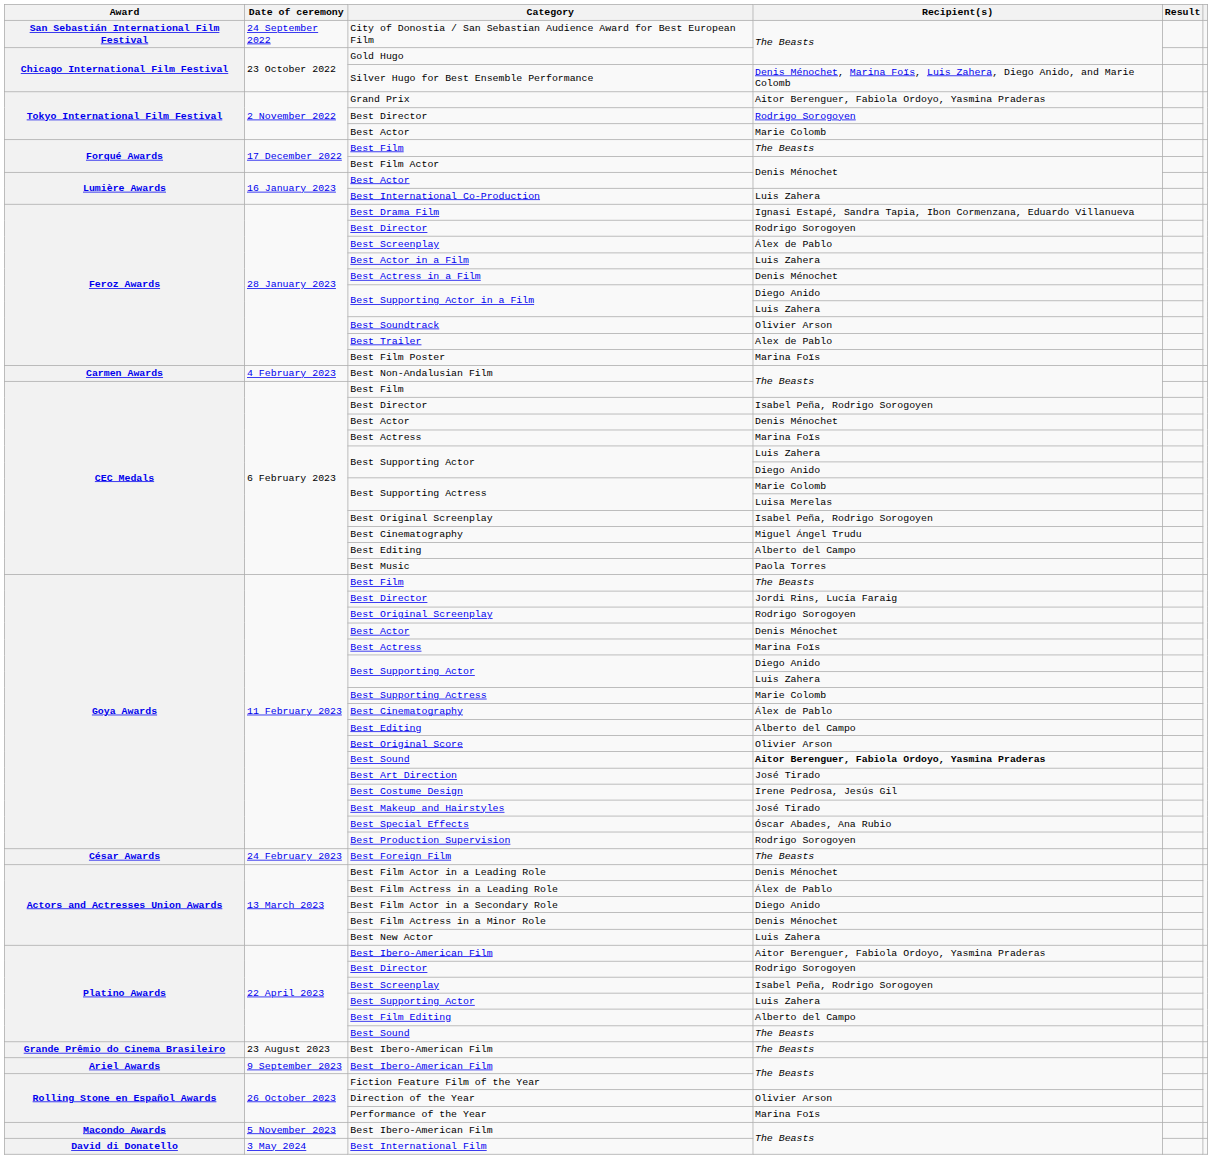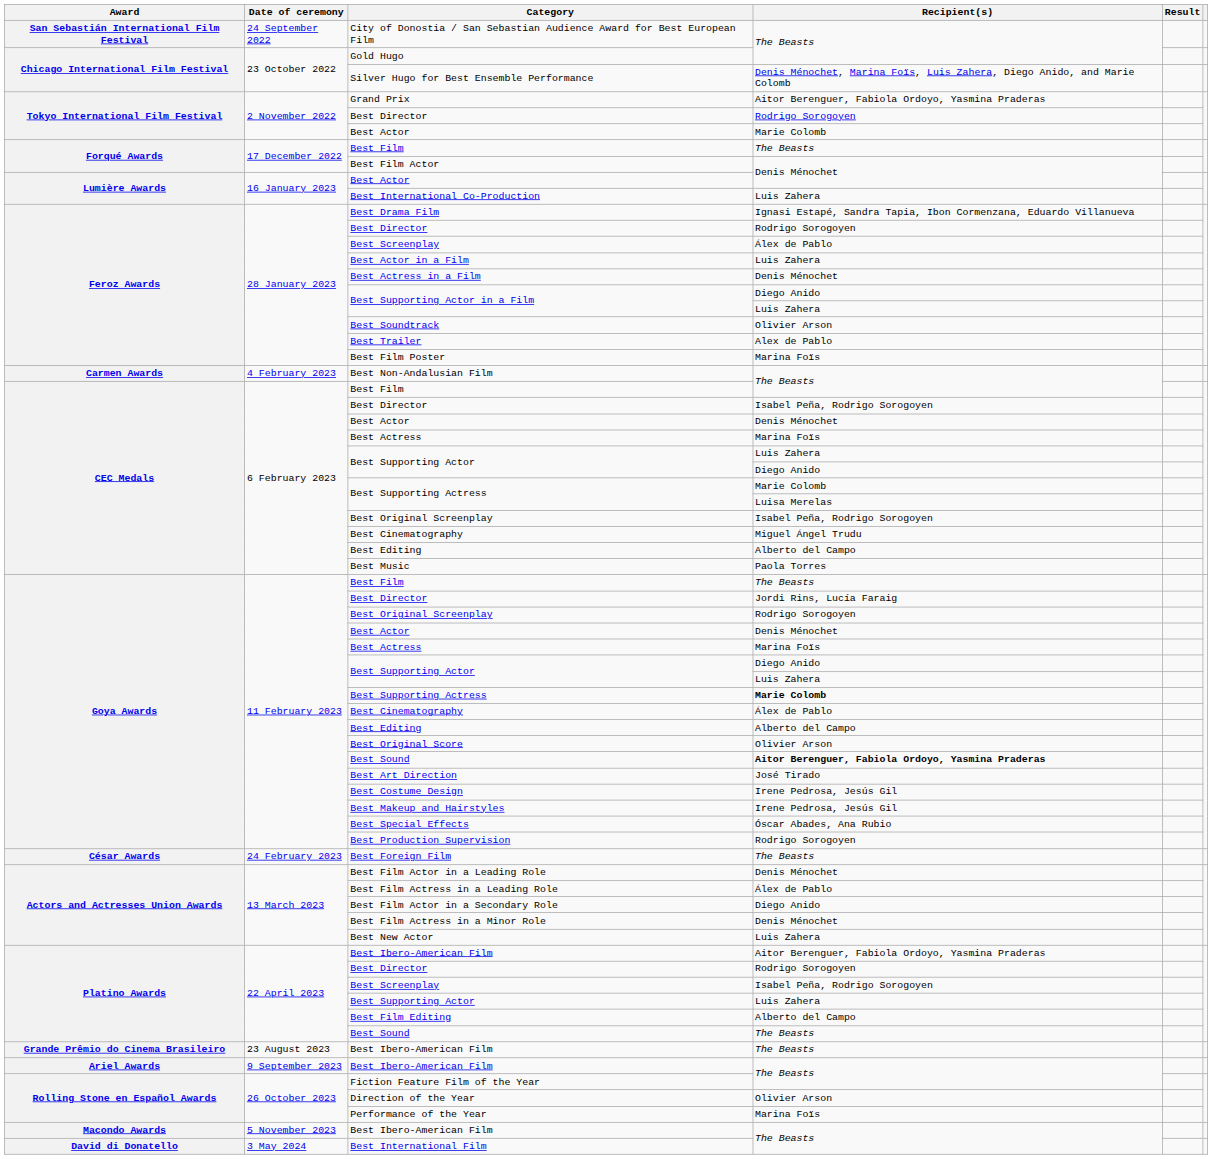(791, 695) normal -> (791, 695) bold
(788, 808) José Tirado -> (826, 808) Irene Pedrosa, Jesús Gil
